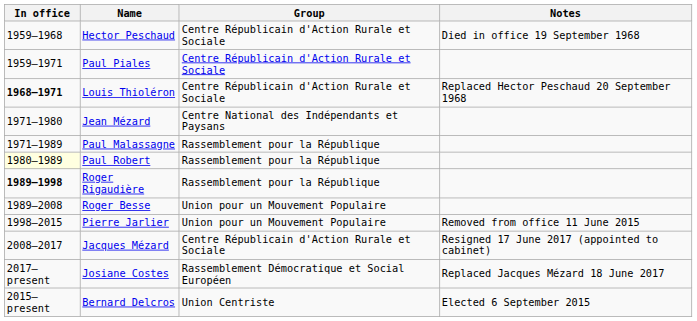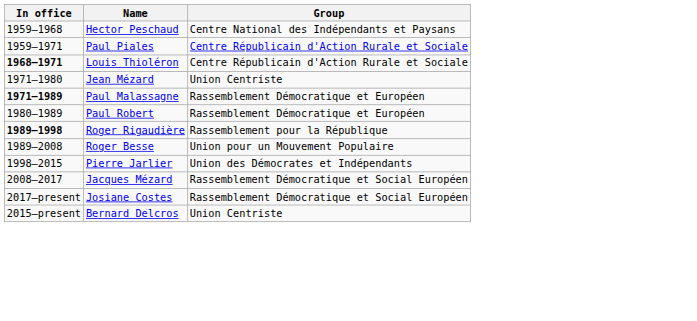- column: (566, 13)
(296, 35) Centre Républicain d'Action Rurale et Sociale -> (323, 30) Centre National des Indépendants et Paysans
(290, 121) Centre National des Indépendants et Paysans -> (236, 80) Union Centriste
(35, 144) normal -> (35, 96) bold
(281, 144) Rassemblement pour la République -> (307, 96) Rassemblement Démocratique et Européen
(35, 161) lightyellow background -> (35, 113) no background
(281, 161) Rassemblement pour la République -> (307, 113) Rassemblement Démocratique et Européen
(284, 223) Union pour un Mouvement Populaire -> (301, 163) Union des Démocrates et Indépendants
(296, 245) Centre Républicain d'Action Rurale et Sociale -> (329, 180) Rassemblement Démocratique et Social Européen
